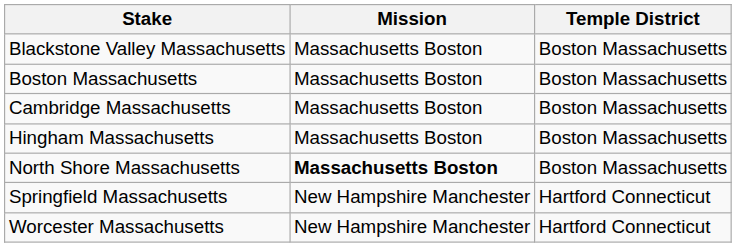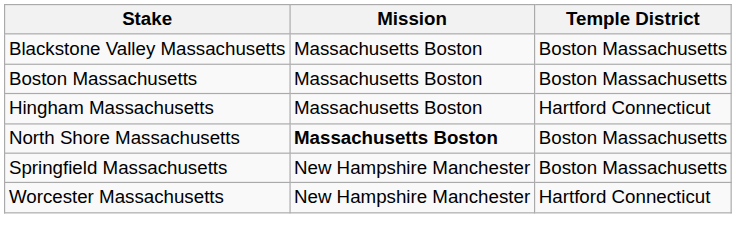- row: (120, 108)
(633, 138) Boston Massachusetts -> (625, 108) Hartford Connecticut
(625, 197) Hartford Connecticut -> (633, 167) Boston Massachusetts
